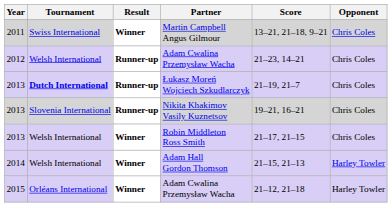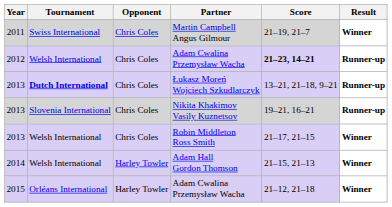columns swapped: (358, 12) <-> (137, 12)
(291, 33) 13–21, 21–18, 9–21 -> (287, 33) 21–19, 21–7
(279, 59) normal -> (289, 59) bold
(277, 85) 21–19, 21–7 -> (301, 85) 13–21, 21–18, 9–21
